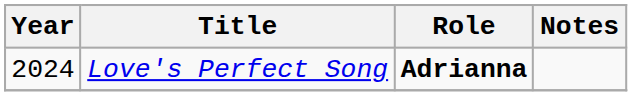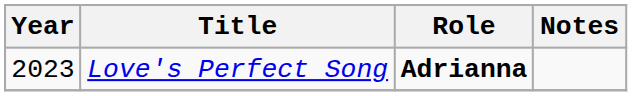(43, 70) 2024 -> (43, 70) 2023
